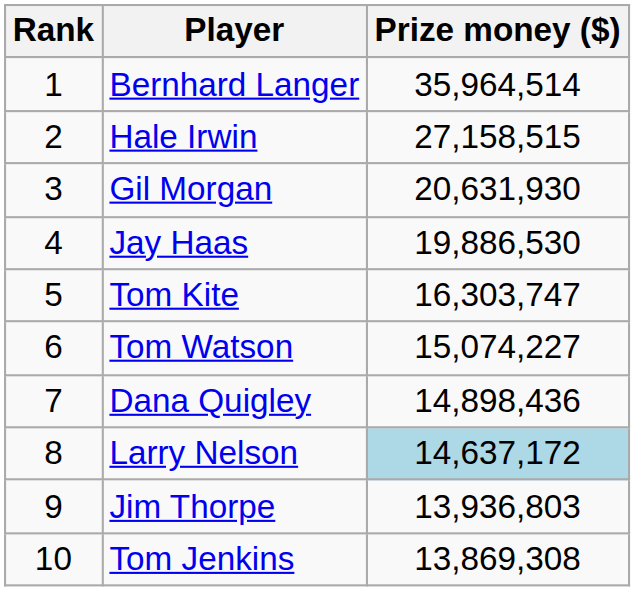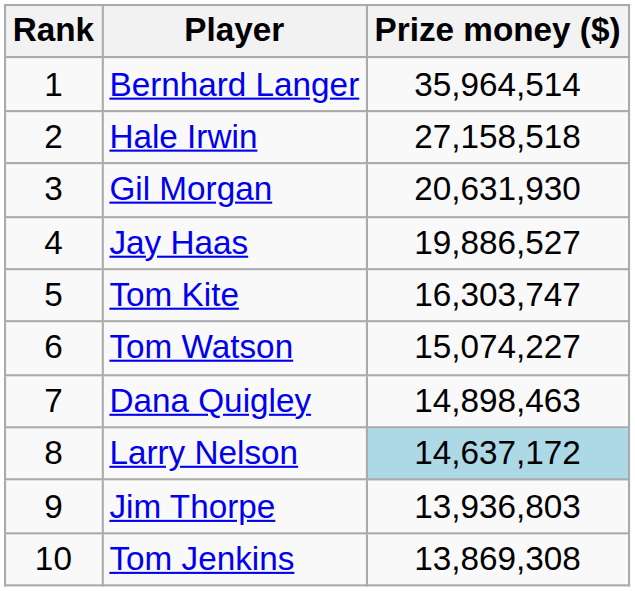(498, 136) 27,158,515 -> (498, 136) 27,158,518
(498, 242) 19,886,530 -> (498, 242) 19,886,527
(498, 400) 14,898,436 -> (498, 400) 14,898,463
